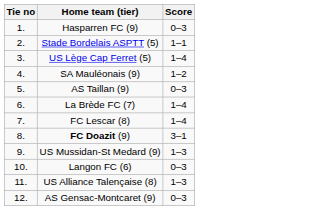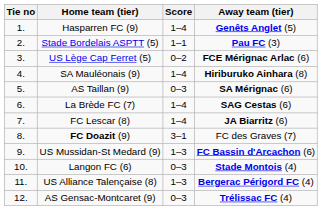+ column: (256, 12)
(179, 27) 0–3 -> (179, 27) 1–4
(179, 58) 1–4 -> (179, 58) 0–2
(179, 74) 1–2 -> (179, 74) 1–4
